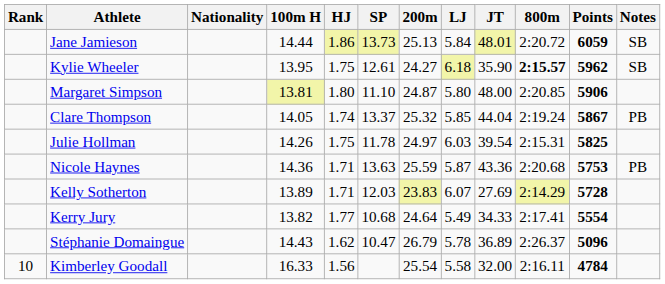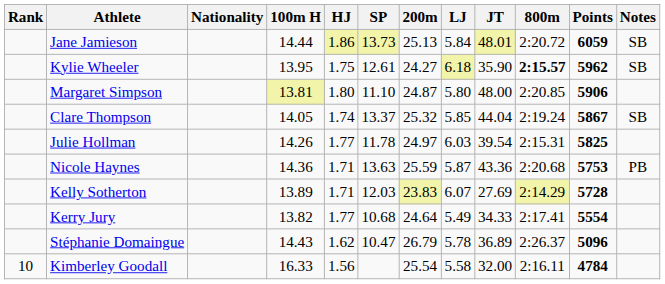(638, 116) PB -> (638, 116) SB
(341, 141) 1.75 -> (341, 141) 1.77
